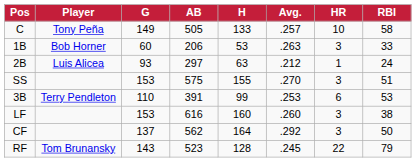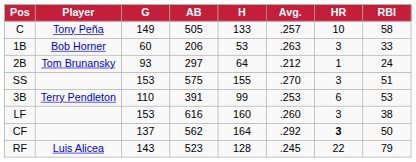(78, 64) Luis Alicea -> (78, 64) Tom Brunansky
(242, 64) 63 -> (242, 64) 64
(339, 132) normal -> (339, 132) bold
(78, 149) Tom Brunansky -> (78, 149) Luis Alicea
